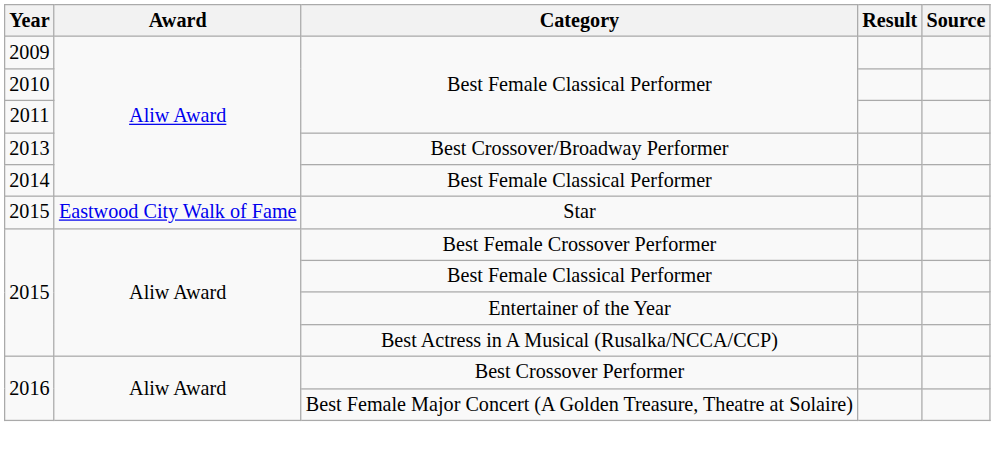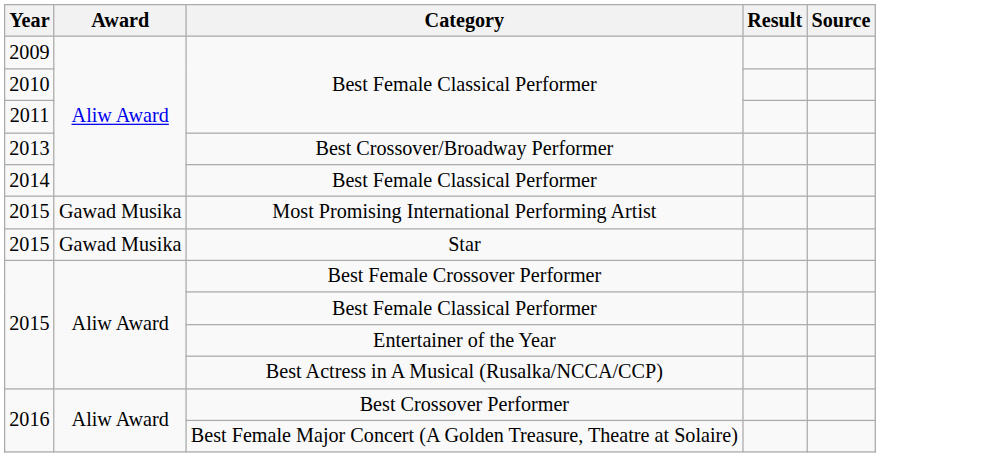+ row: (29, 212)
(178, 212) Eastwood City Walk of Fame -> (120, 244) Gawad Musika
